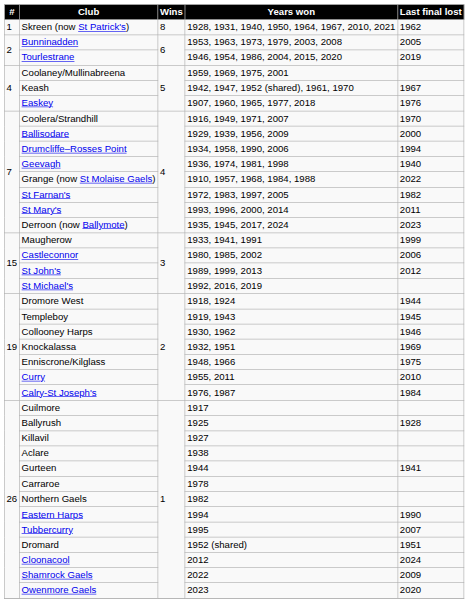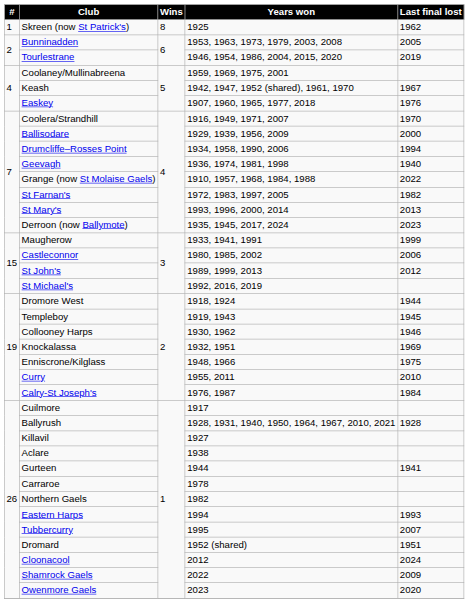(291, 27) 1928, 1931, 1940, 1950, 1964, 1967, 2010, 2021 -> (198, 27) 1925
(410, 210) 2011 -> (411, 210) 2013
(198, 423) 1925 -> (291, 423) 1928, 1931, 1940, 1950, 1964, 1967, 2010, 2021
(411, 514) 1990 -> (411, 514) 1993
